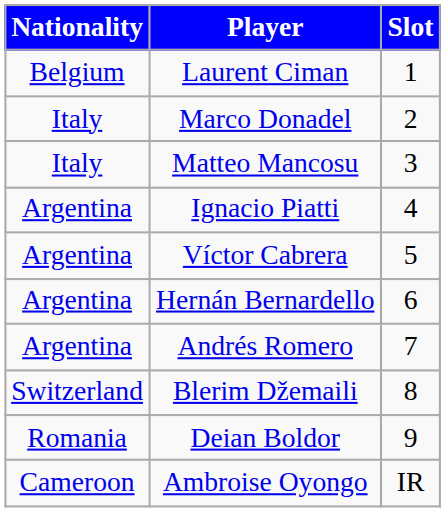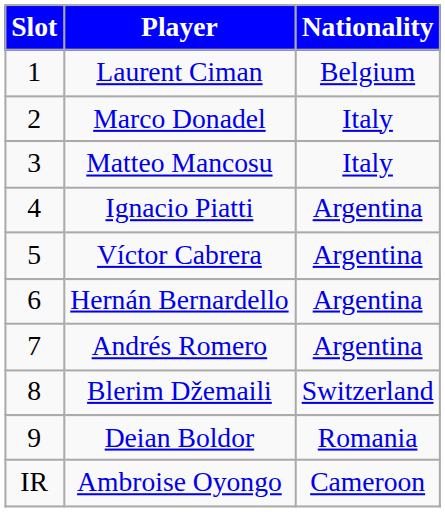columns swapped: (411, 26) <-> (77, 26)
